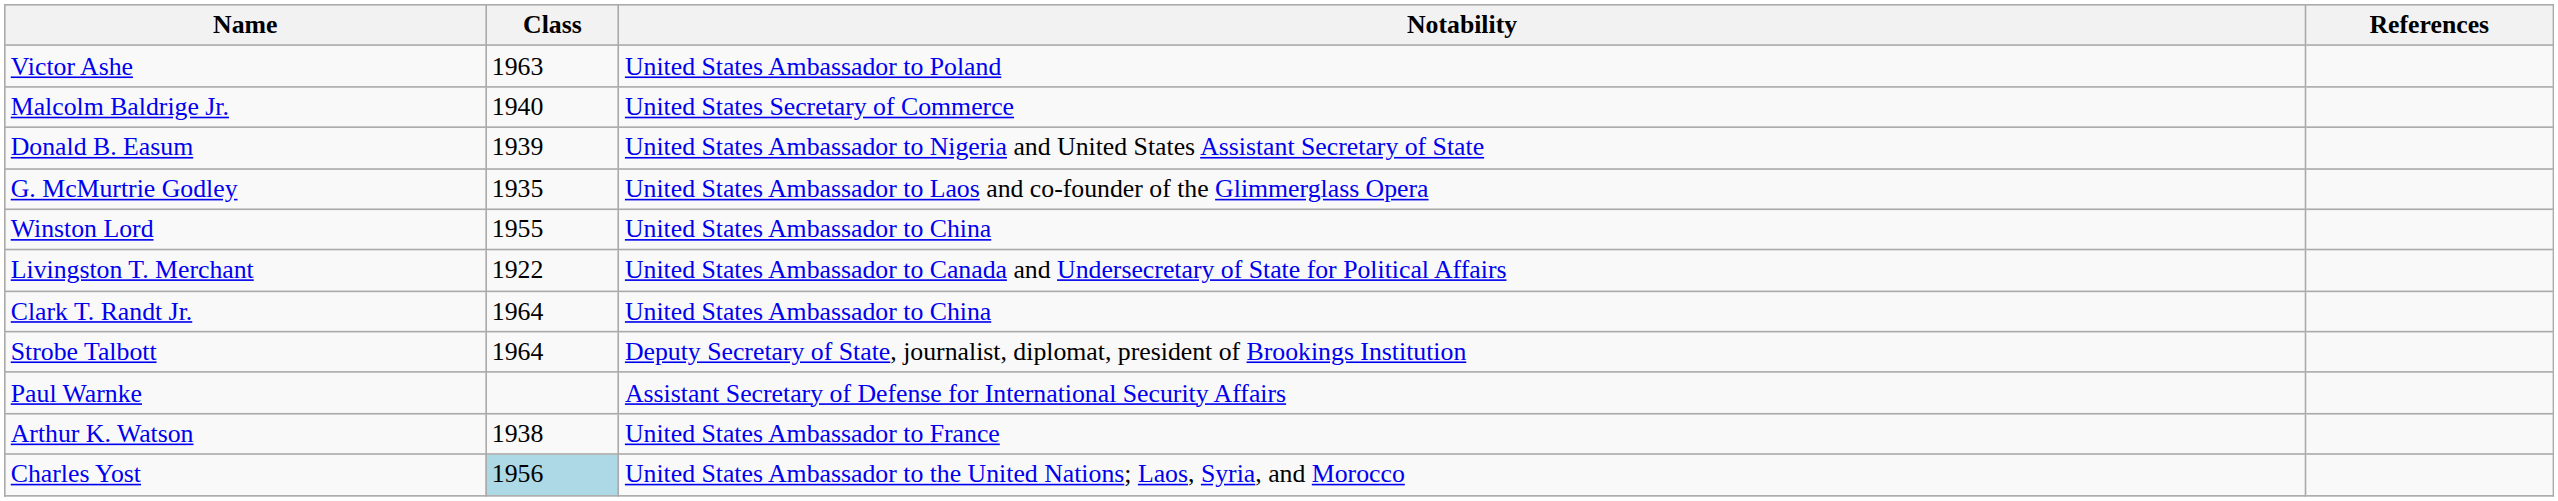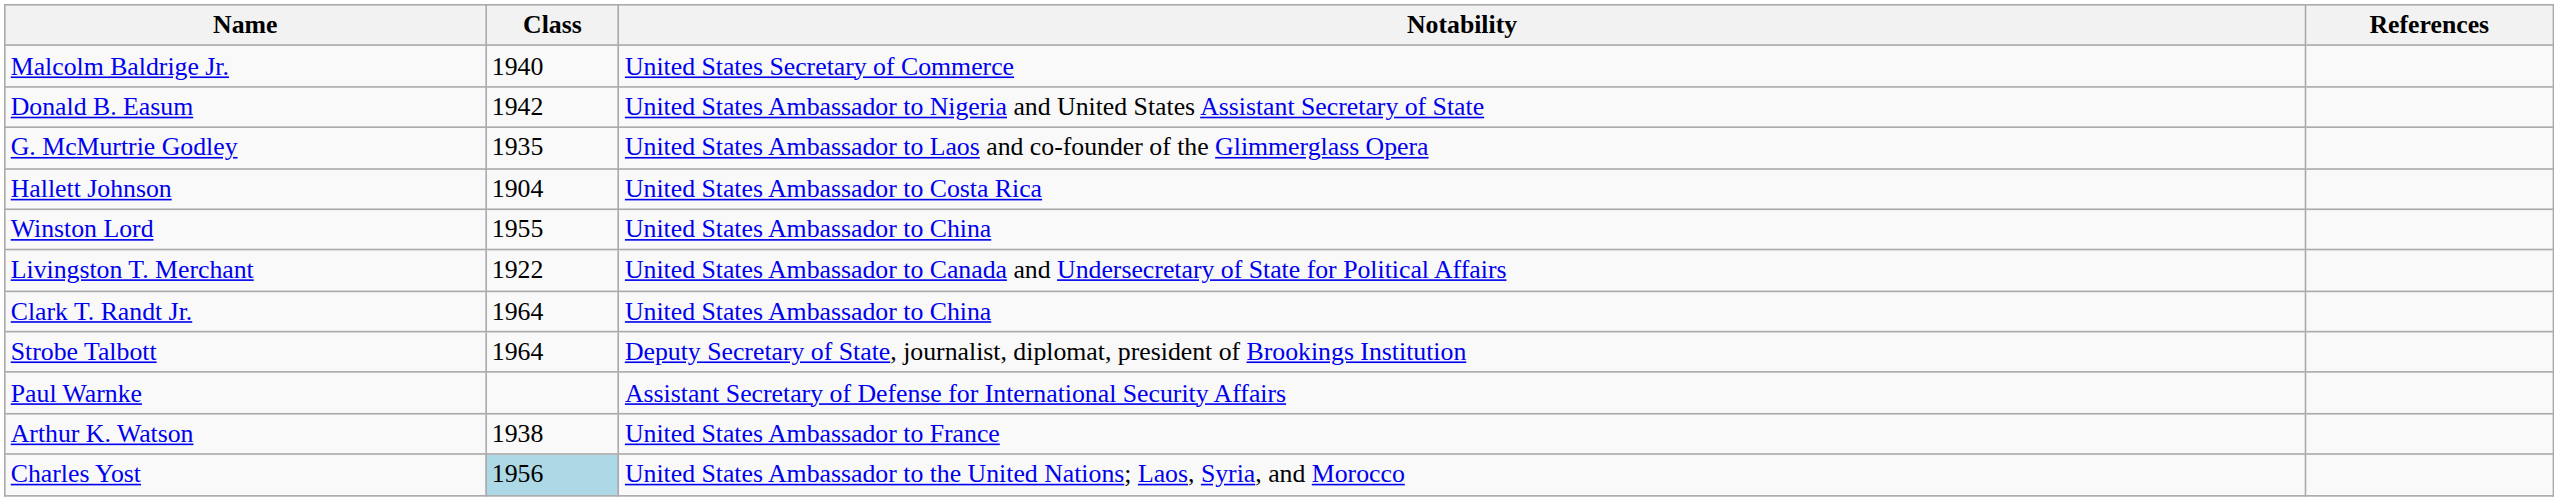- row: (72, 65)
(518, 147) 1939 -> (518, 106) 1942
+ row: (91, 188)
